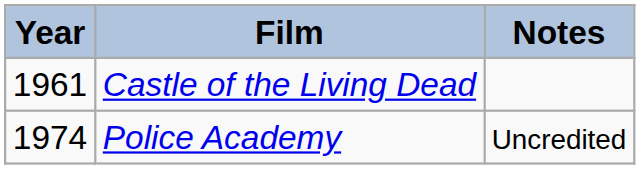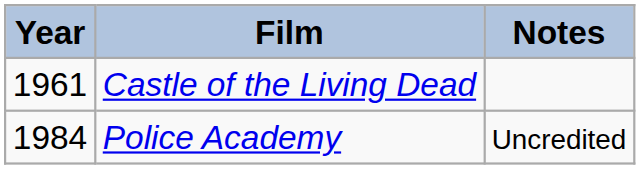(50, 138) 1974 -> (50, 138) 1984
